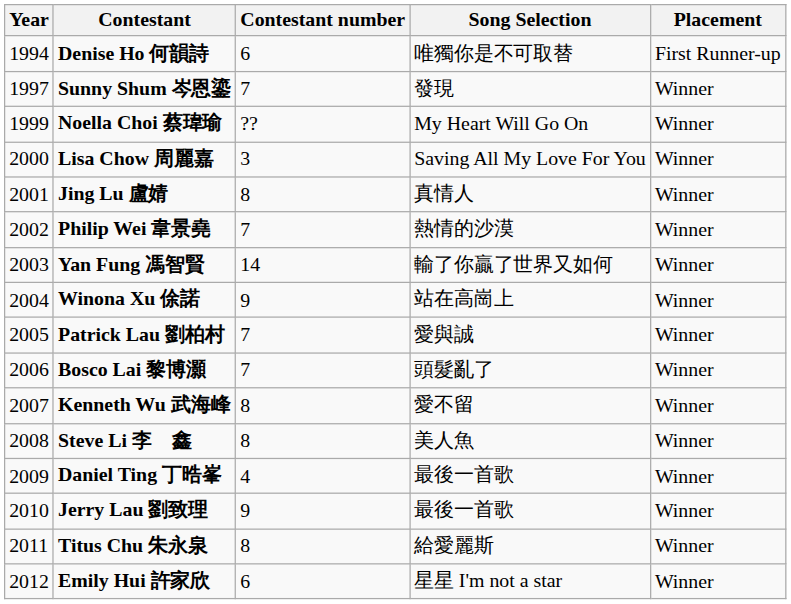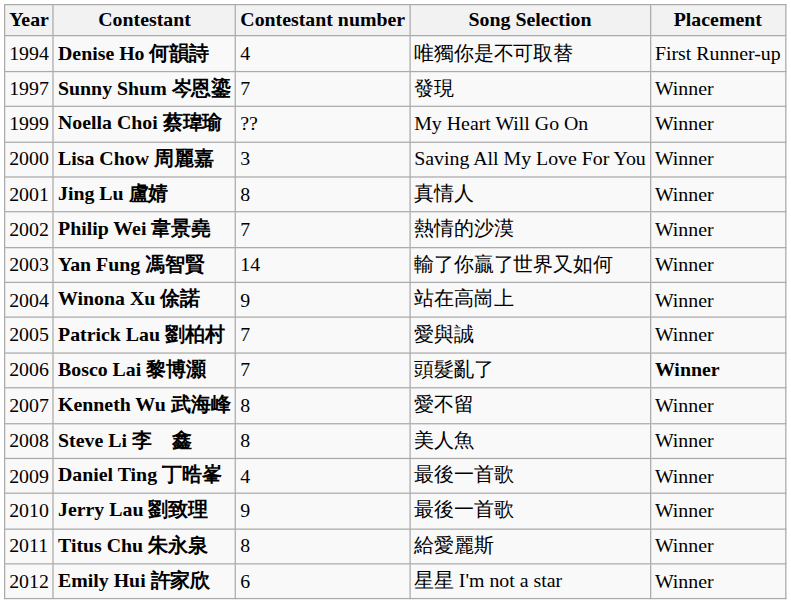(245, 53) 6 -> (245, 53) 4
(684, 370) normal -> (687, 370) bold
